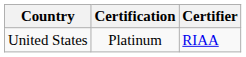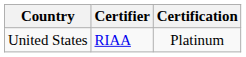columns swapped: (210, 16) <-> (135, 16)
